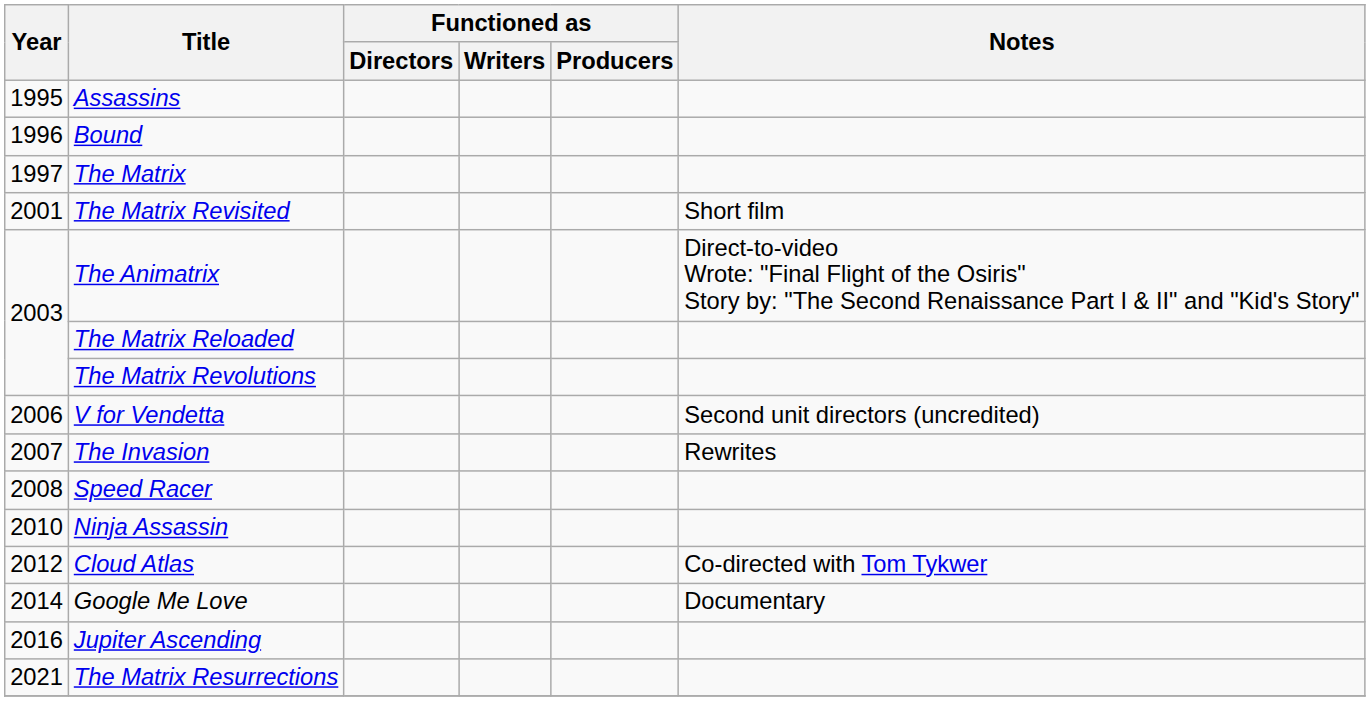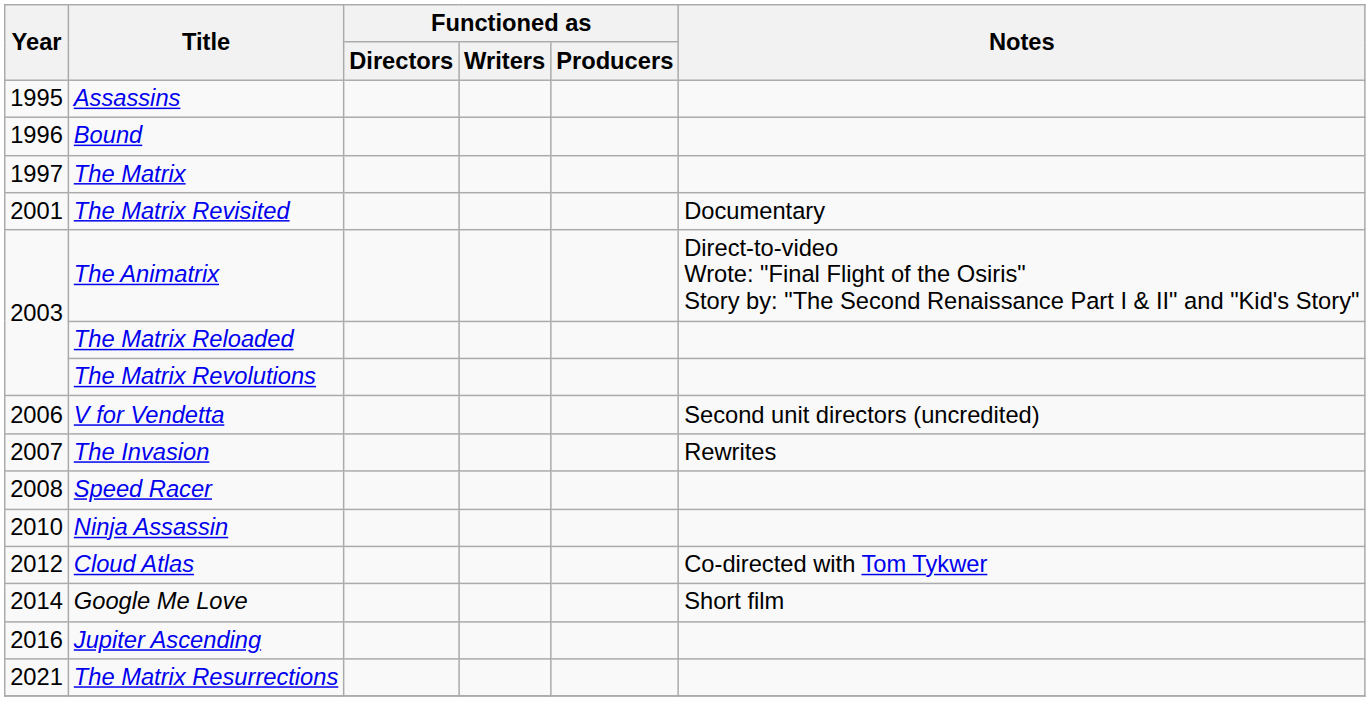(734, 211) Short film -> (755, 211) Documentary
(755, 602) Documentary -> (734, 602) Short film
